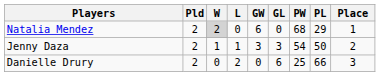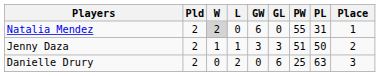(300, 30) 68 -> (300, 30) 55
(320, 30) 29 -> (320, 30) 31
(300, 46) 54 -> (300, 46) 51
(320, 63) 66 -> (320, 63) 63
